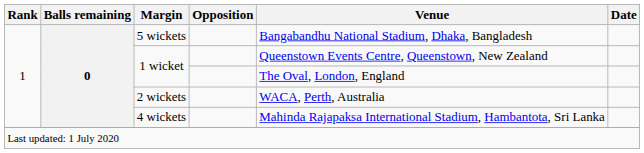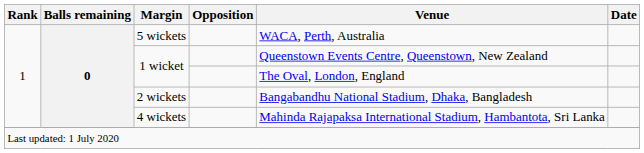(396, 35) Bangabandhu National Stadium, Dhaka, Bangladesh -> (322, 35) WACA, Perth, Australia
(322, 96) WACA, Perth, Australia -> (396, 96) Bangabandhu National Stadium, Dhaka, Bangladesh
